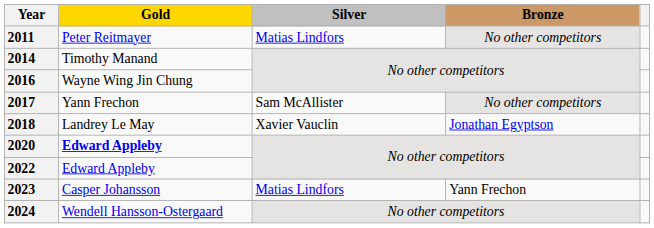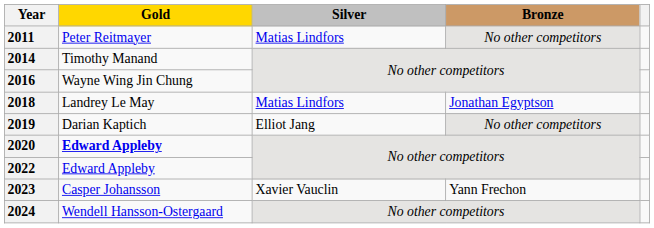- row: (21, 102)
(297, 124) Xavier Vauclin -> (300, 102) Matias Lindfors
+ row: (21, 124)
(300, 189) Matias Lindfors -> (297, 189) Xavier Vauclin
